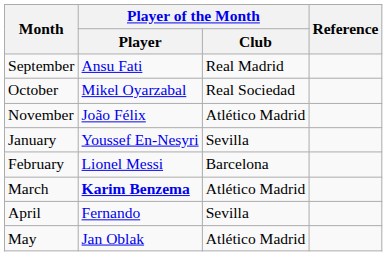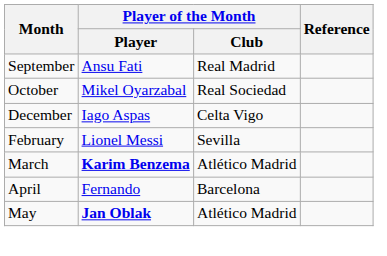- row: (41, 115)
+ row: (40, 115)
- row: (32, 139)
(237, 164) Barcelona -> (218, 139) Sevilla
(227, 213) Sevilla -> (228, 189) Barcelona
(113, 238) normal -> (116, 213) bold
